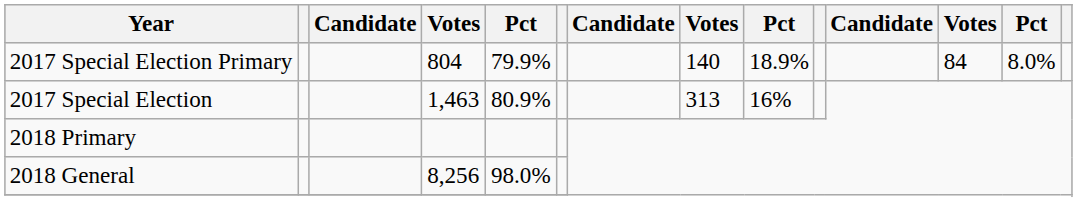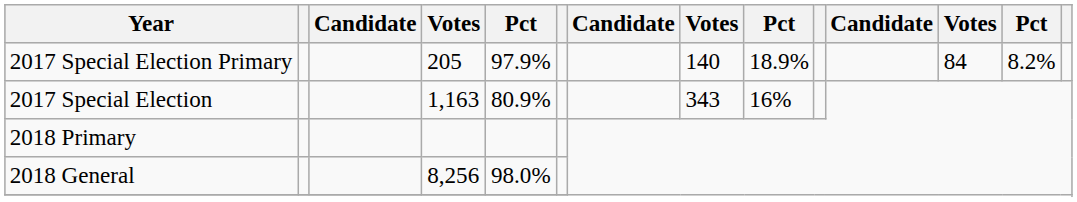(445, 61) 804 -> (445, 61) 205
(521, 61) 79.9% -> (521, 61) 97.9%
(1032, 61) 8.0% -> (1032, 61) 8.2%
(453, 99) 1,463 -> (453, 99) 1,163
(703, 99) 313 -> (703, 99) 343
